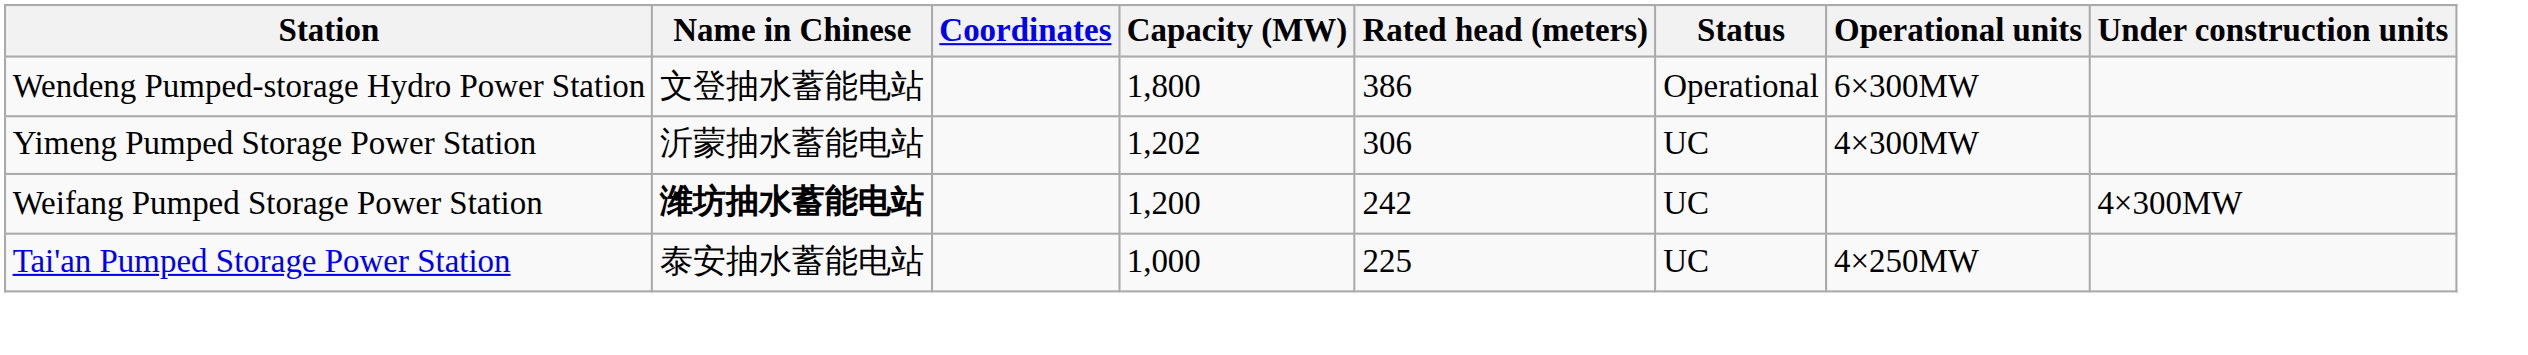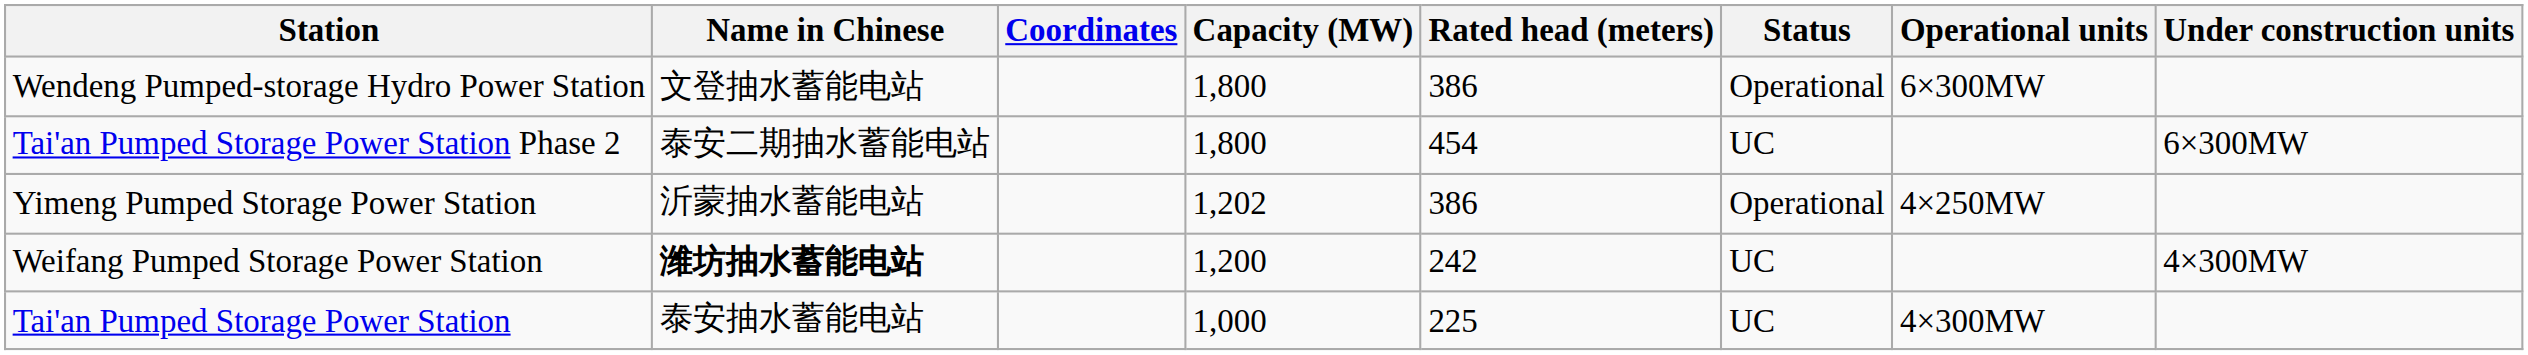+ row: (317, 144)
(1387, 144) 306 -> (1453, 202) 386
(1686, 144) UC -> (1807, 202) Operational
(1906, 144) 4×300MW -> (1972, 202) 4×250MW
(1906, 261) 4×250MW -> (1972, 319) 4×300MW
